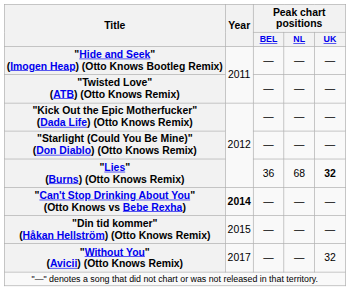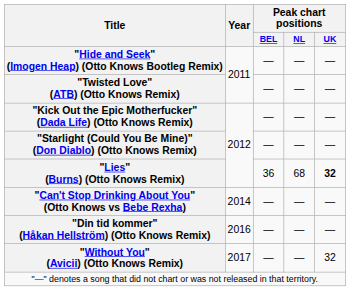(239, 201) bold -> (239, 201) normal
(239, 229) 2015 -> (239, 229) 2016
